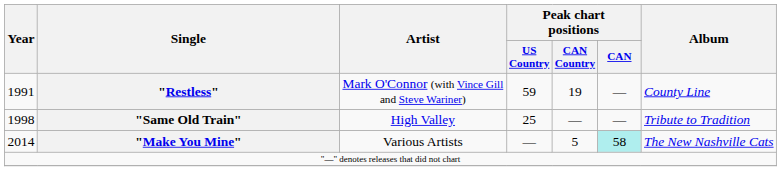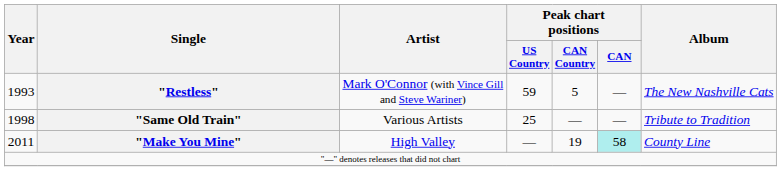(21, 91) 1991 -> (21, 91) 1993
(575, 91) 19 -> (575, 91) 5
(677, 91) County Line -> (709, 91) The New Nashville Cats
(423, 120) High Valley -> (423, 120) Various Artists
(21, 141) 2014 -> (21, 141) 2011
(423, 141) Various Artists -> (423, 141) High Valley
(575, 141) 5 -> (575, 141) 19
(709, 141) The New Nashville Cats -> (677, 141) County Line
